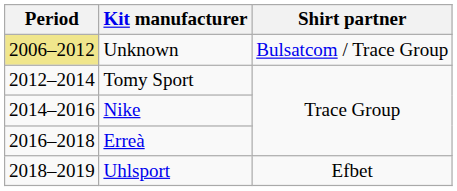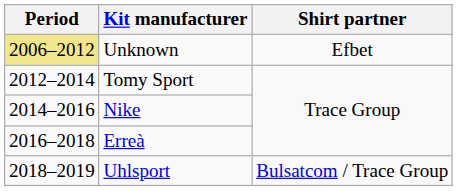(352, 49) Bulsatcom / Trace Group -> (352, 49) Efbet
(352, 170) Efbet -> (352, 170) Bulsatcom / Trace Group
